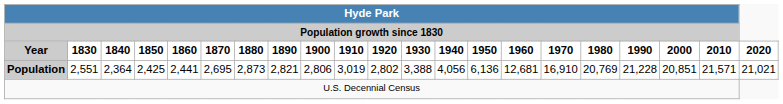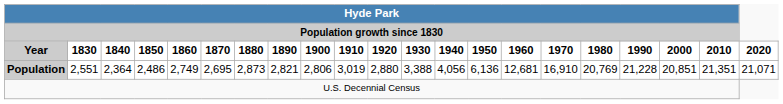(151, 69) 2,425 -> (151, 69) 2,486
(184, 69) 2,441 -> (184, 69) 2,749
(385, 69) 2,802 -> (385, 69) 2,880
(719, 69) 21,571 -> (719, 69) 21,351
(759, 69) 21,021 -> (759, 69) 21,071
